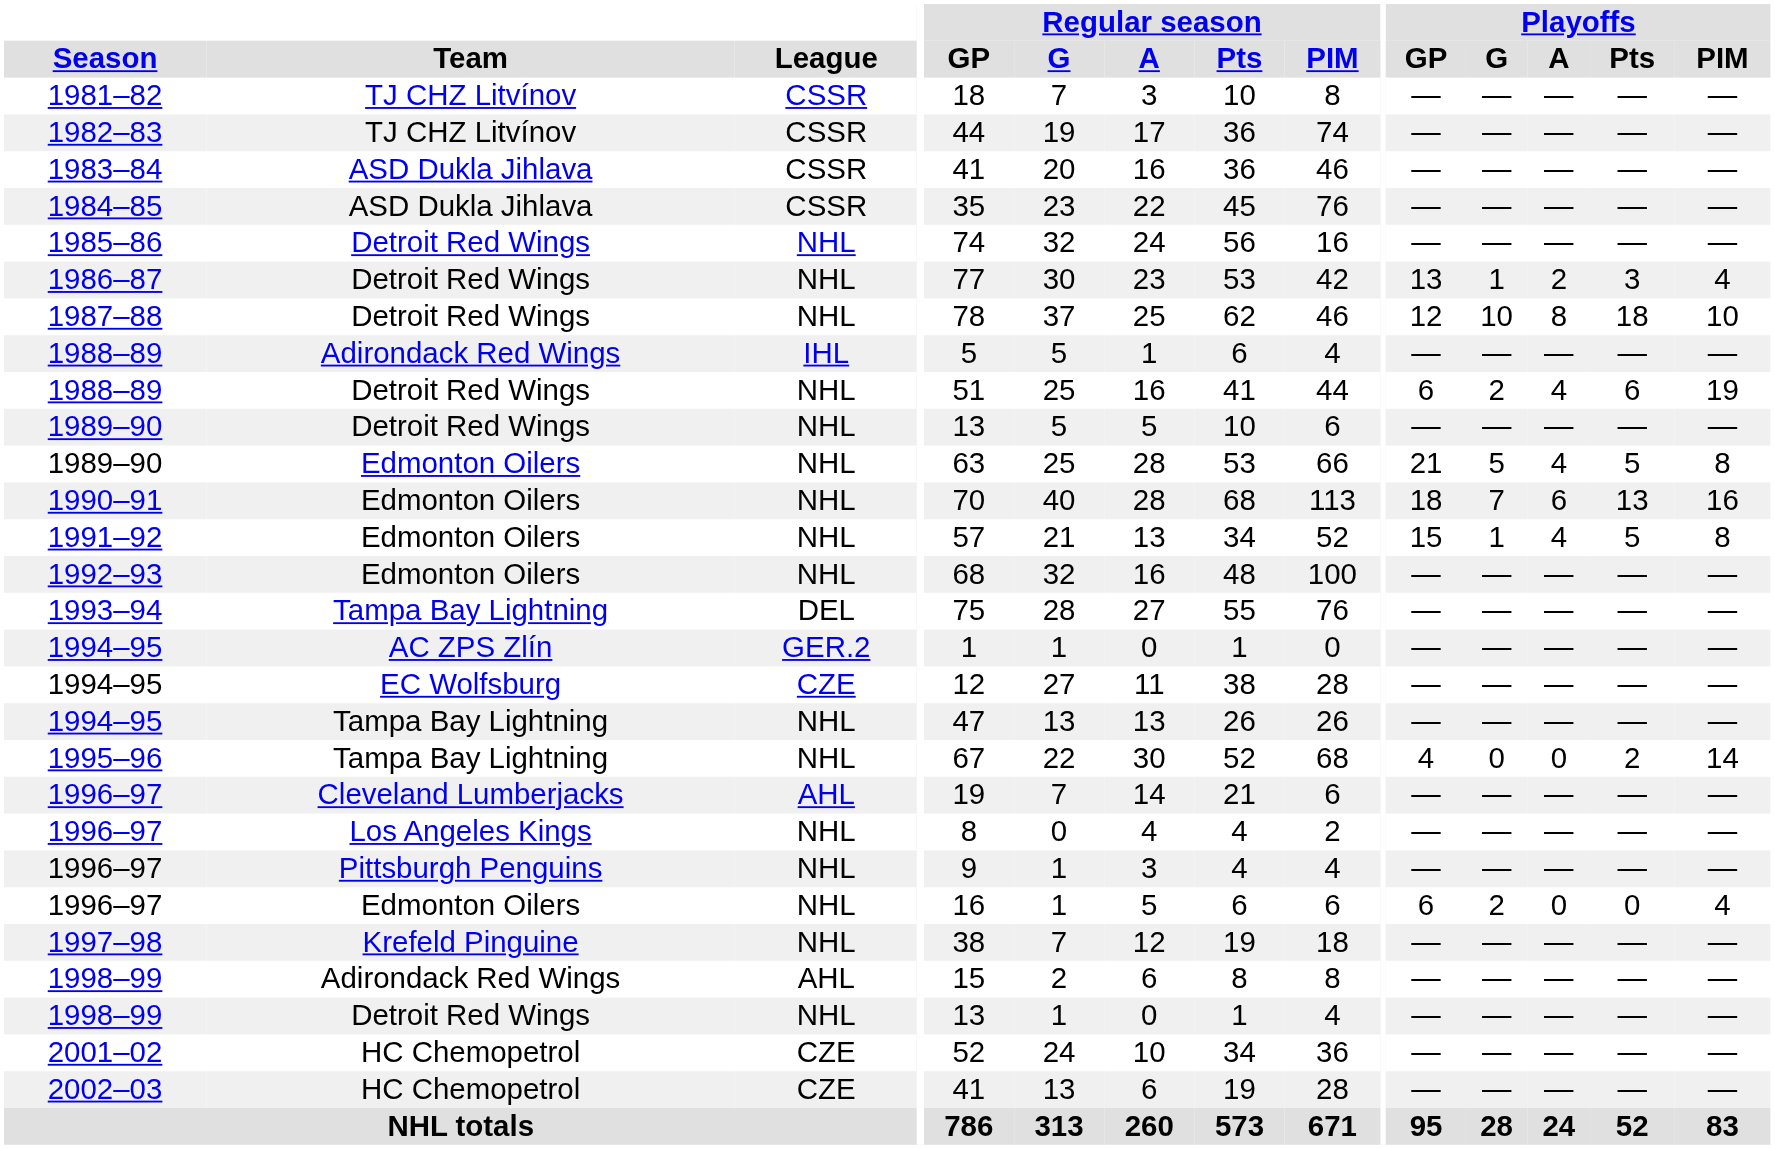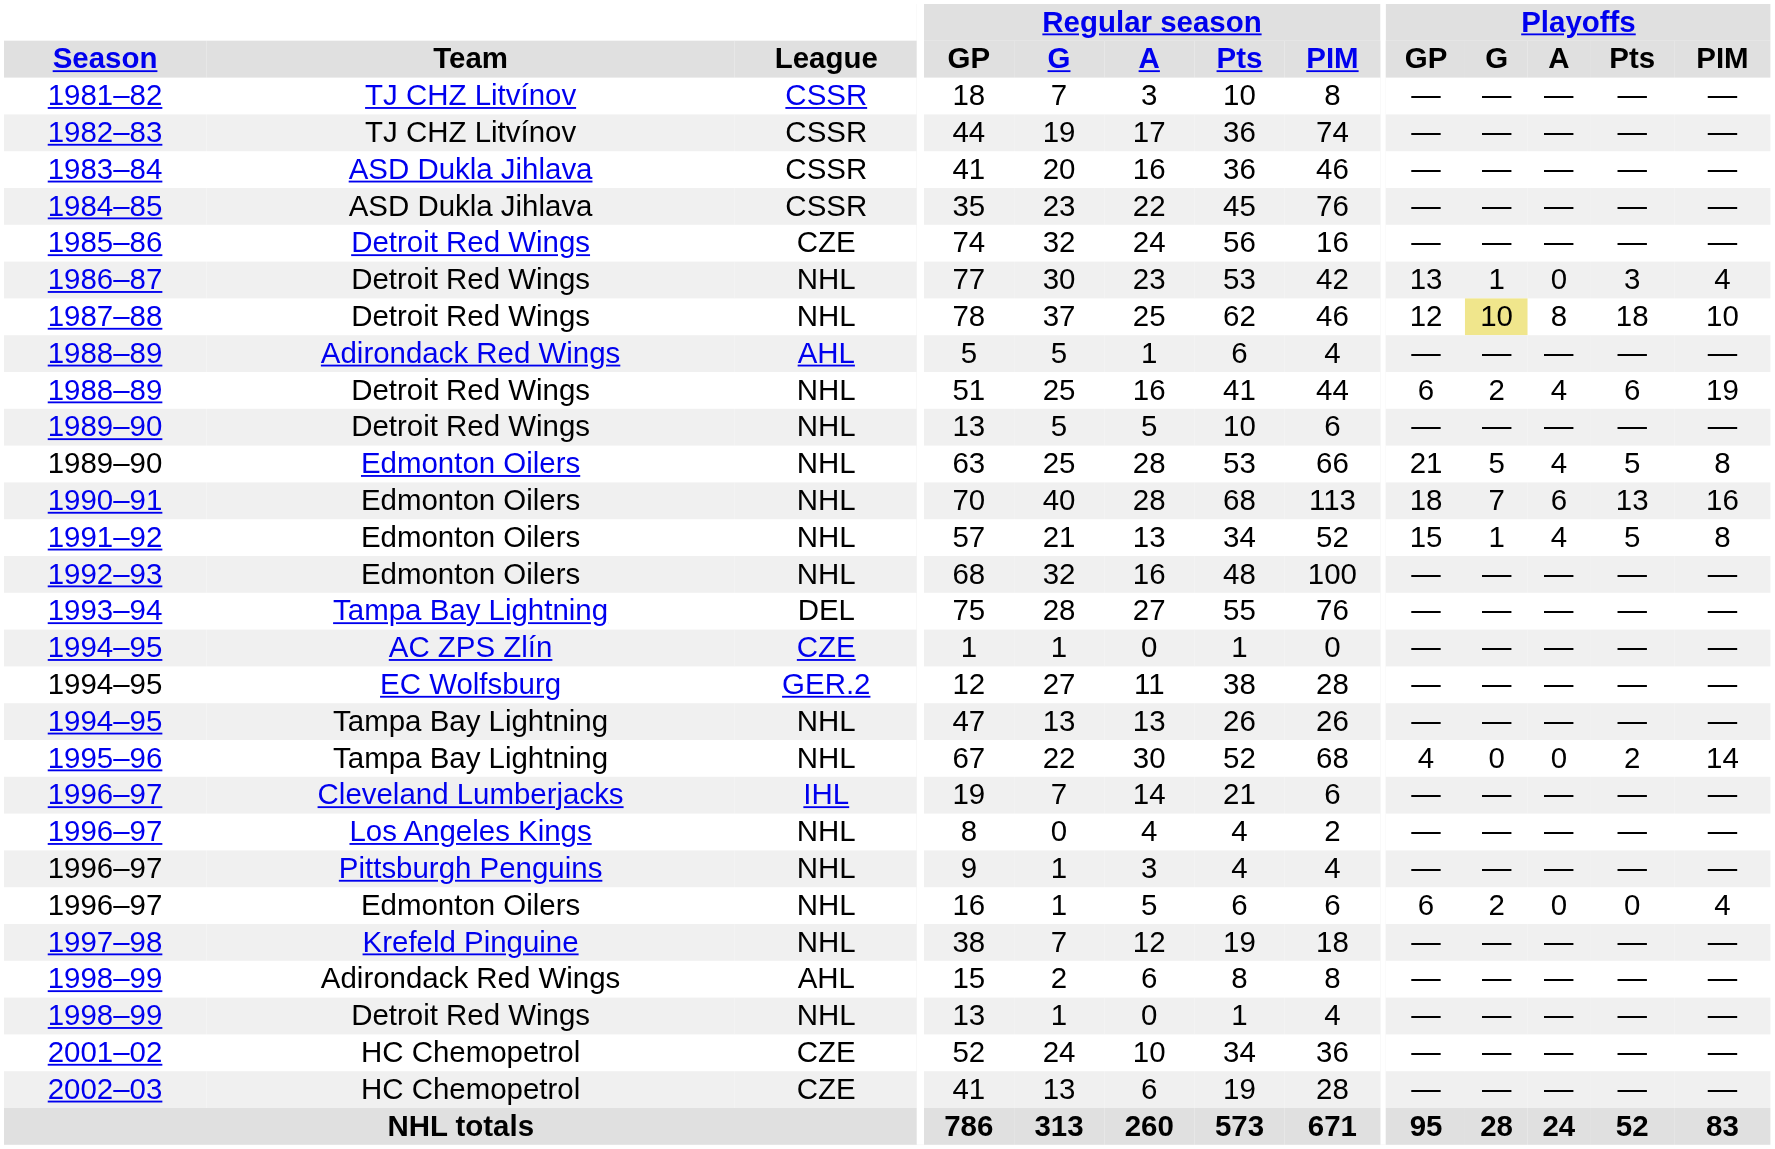(826, 242) NHL -> (826, 242) CZE
(1559, 279) 2 -> (1559, 279) 0
(1497, 316) no background -> (1497, 316) khaki background
(826, 353) IHL -> (826, 353) AHL
(826, 647) GER.2 -> (826, 647) CZE
(826, 684) CZE -> (826, 684) GER.2
(826, 794) AHL -> (826, 794) IHL
